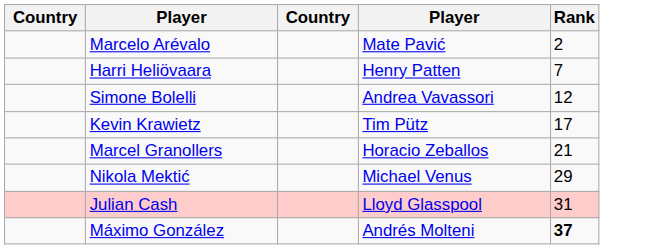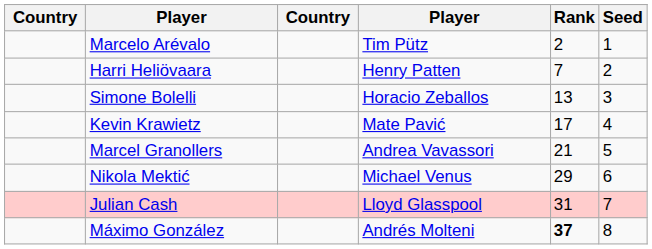+ column: (623, 17)
(404, 44) Mate Pavić -> (395, 44) Tim Pütz
(428, 97) Andrea Vavassori -> (425, 97) Horacio Zeballos
(563, 97) 12 -> (563, 97) 13
(395, 124) Tim Pütz -> (404, 124) Mate Pavić
(425, 151) Horacio Zeballos -> (428, 151) Andrea Vavassori
